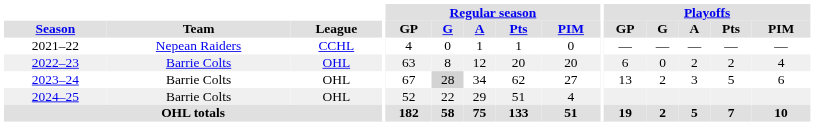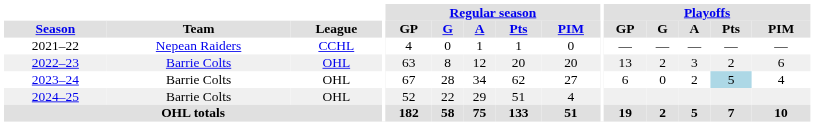(625, 62) 6 -> (625, 62) 13
(663, 62) 0 -> (663, 62) 2
(694, 62) 2 -> (694, 62) 3
(781, 62) 4 -> (781, 62) 6
(448, 79) lightgrey background -> (448, 79) no background
(625, 79) 13 -> (625, 79) 6
(663, 79) 2 -> (663, 79) 0
(694, 79) 3 -> (694, 79) 2
(731, 79) no background -> (731, 79) lightblue background
(781, 79) 6 -> (781, 79) 4
